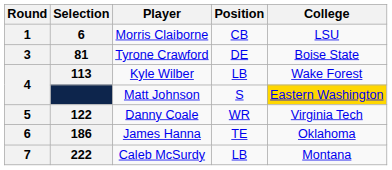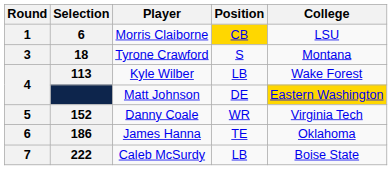(239, 34) no background -> (239, 34) gold background
(81, 54) 81 -> (81, 54) 18
(239, 54) DE -> (239, 54) S
(327, 54) Boise State -> (327, 54) Montana
(239, 94) S -> (239, 94) DE
(81, 114) 122 -> (81, 114) 152
(327, 154) Montana -> (327, 154) Boise State
